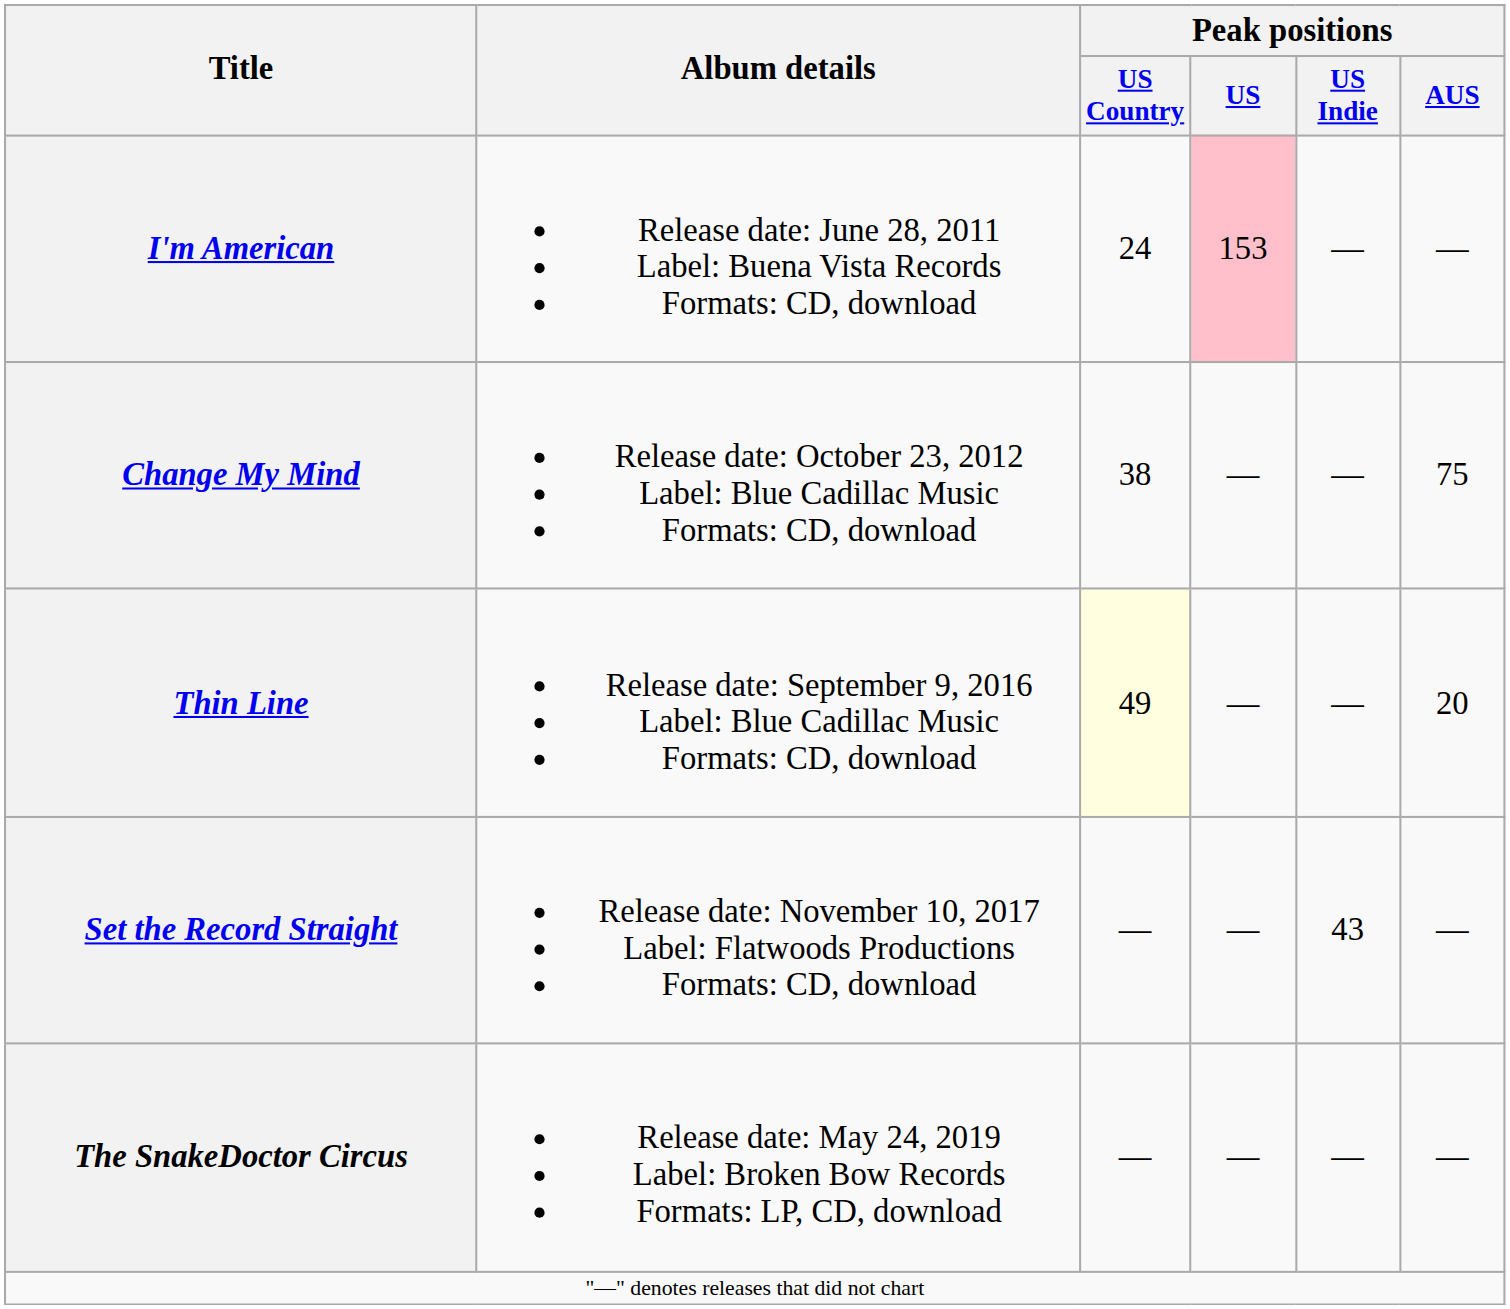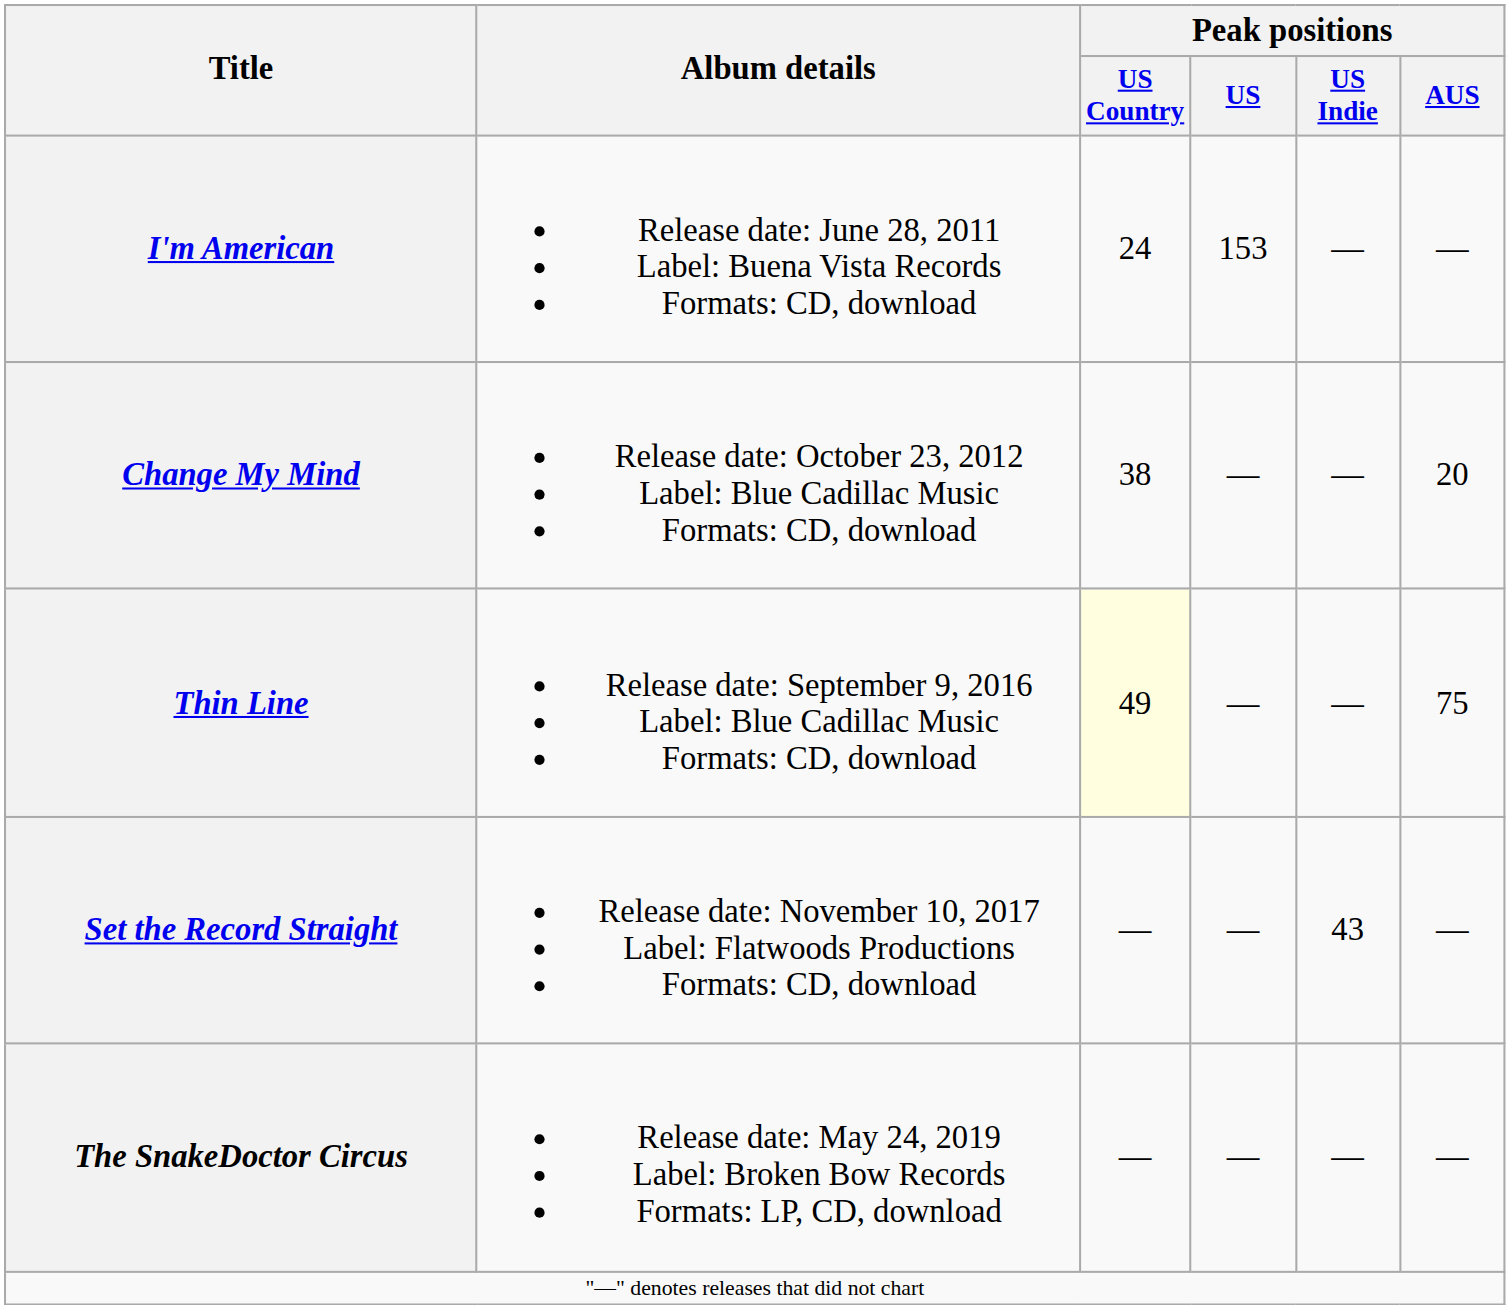(1243, 248) pink background -> (1243, 248) no background
(1452, 475) 75 -> (1452, 475) 20
(1452, 702) 20 -> (1452, 702) 75
